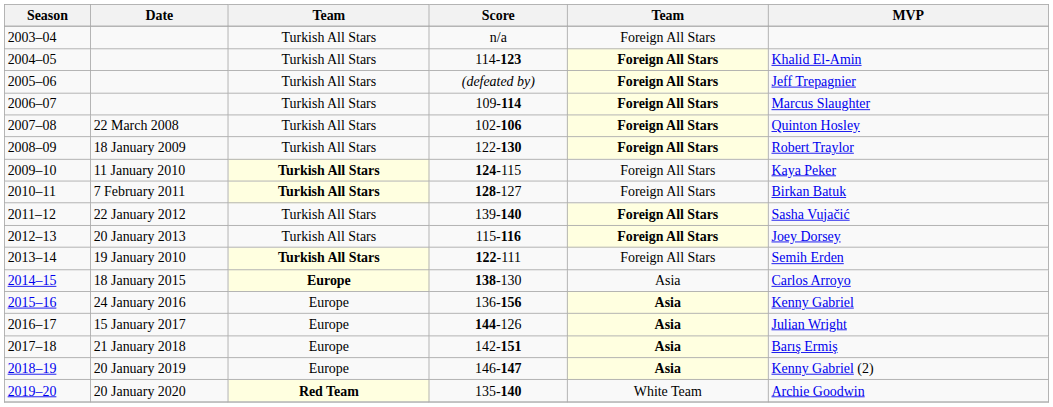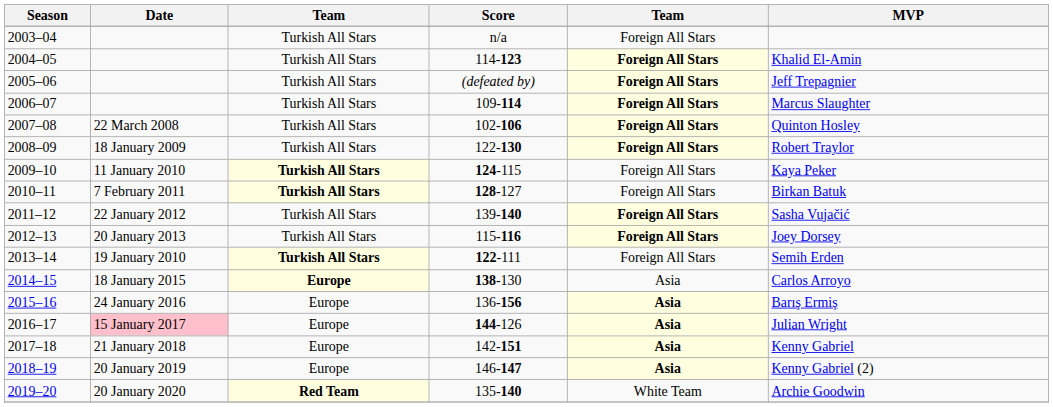(813, 302) Kenny Gabriel -> (805, 302) Barış Ermiş
(140, 324) no background -> (140, 324) pink background
(805, 346) Barış Ermiş -> (813, 346) Kenny Gabriel
